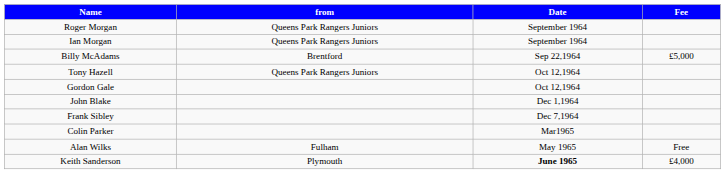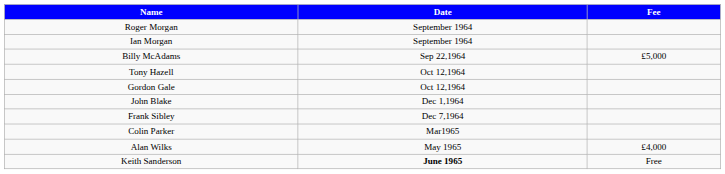- column: (325, 12)
(681, 147) Free -> (654, 147) £4,000
(681, 161) £4,000 -> (654, 161) Free
